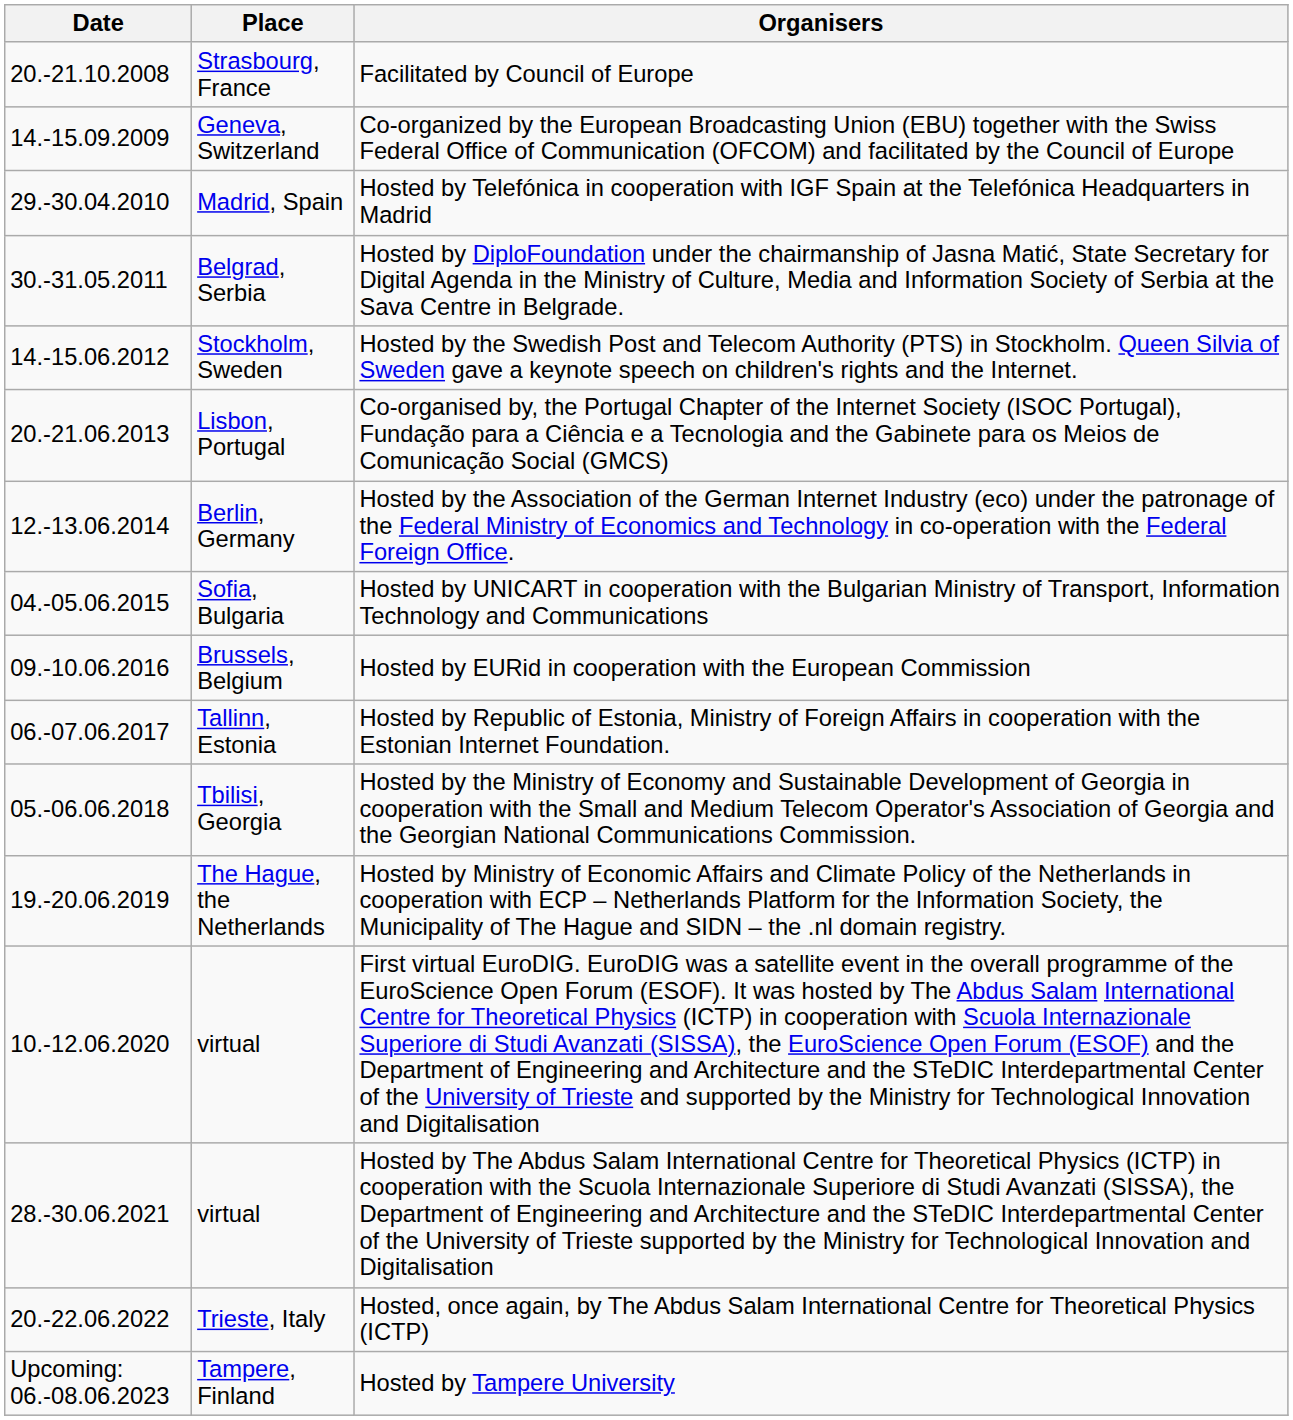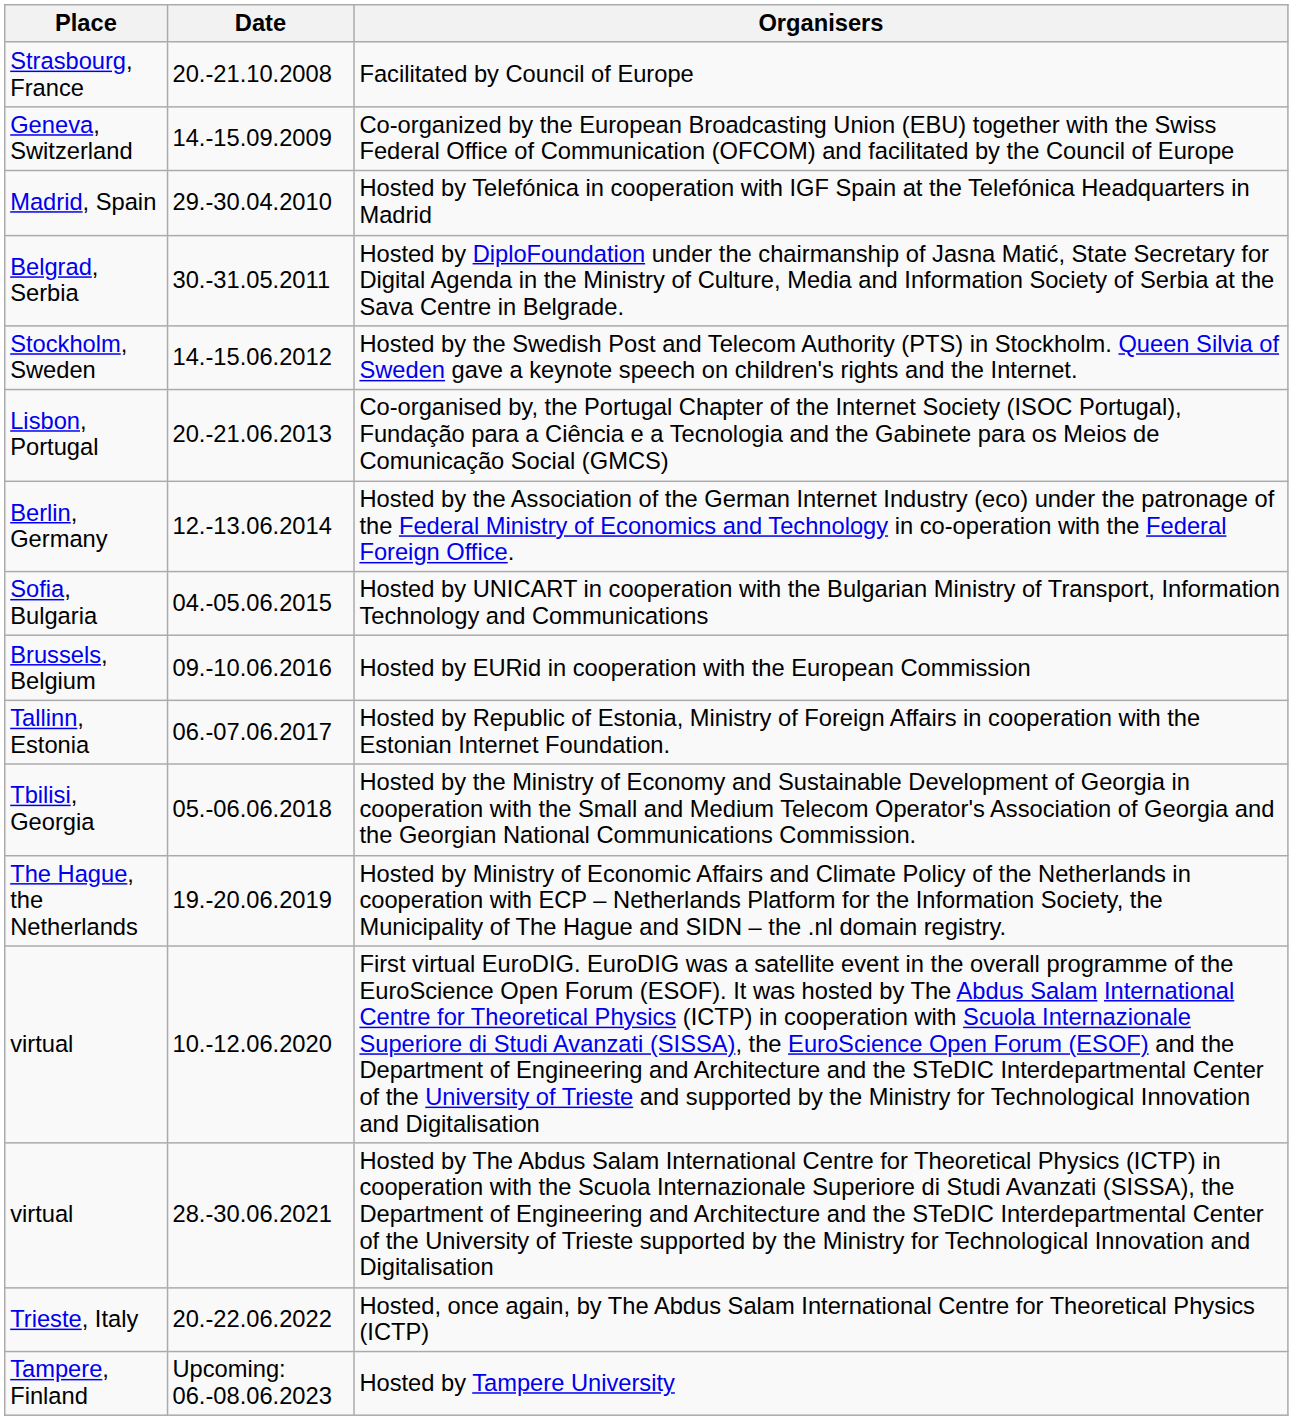columns swapped: (98, 23) <-> (273, 23)
